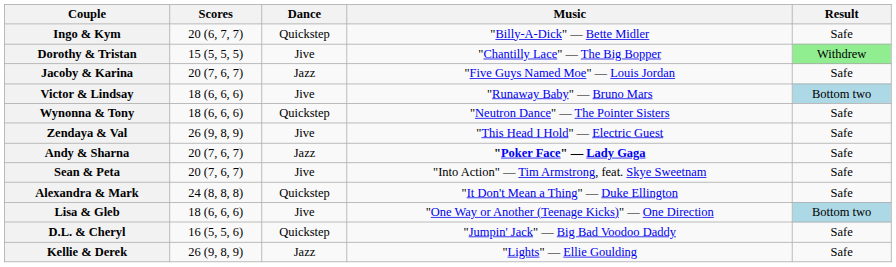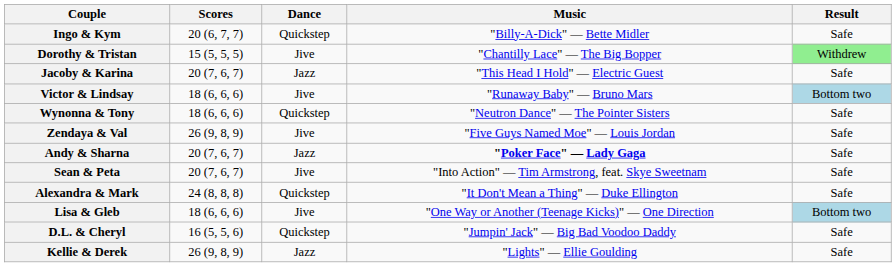(570, 73) "Five Guys Named Moe" — Louis Jordan -> (570, 73) "This Head I Hold" — Electric Guest
(570, 133) "This Head I Hold" — Electric Guest -> (570, 133) "Five Guys Named Moe" — Louis Jordan
